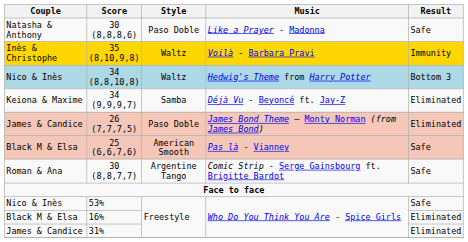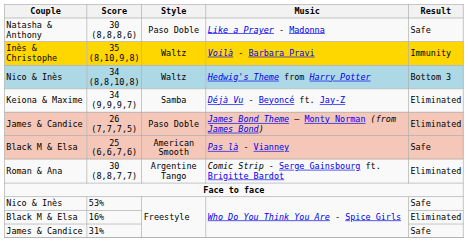(421, 171) Safe -> (436, 171) Eliminated
(436, 231) Eliminated -> (421, 231) Safe
